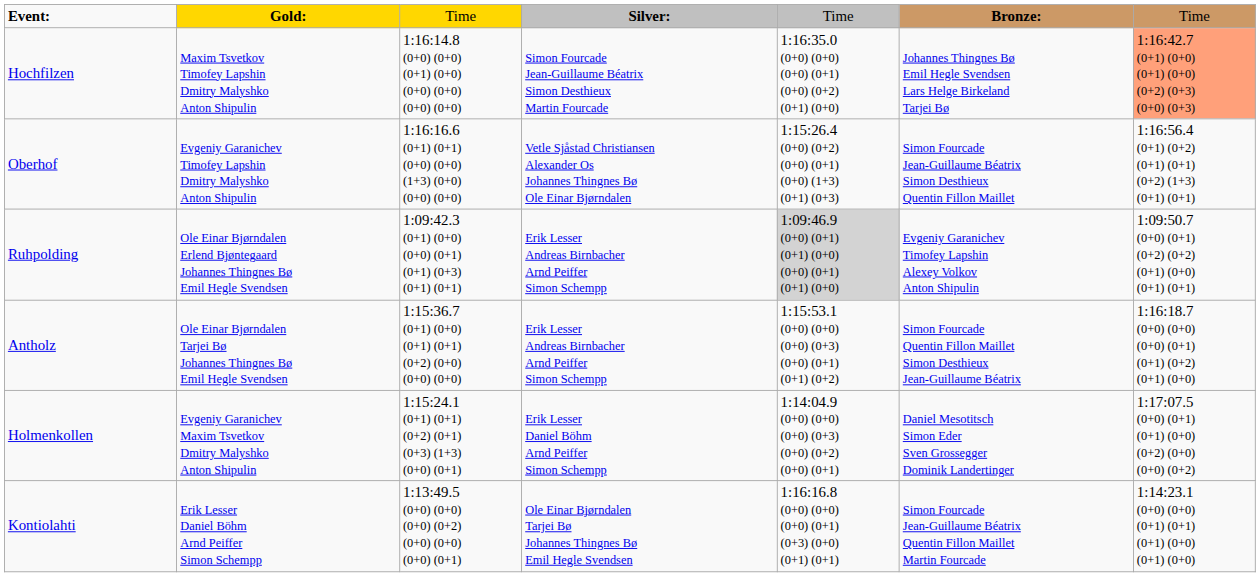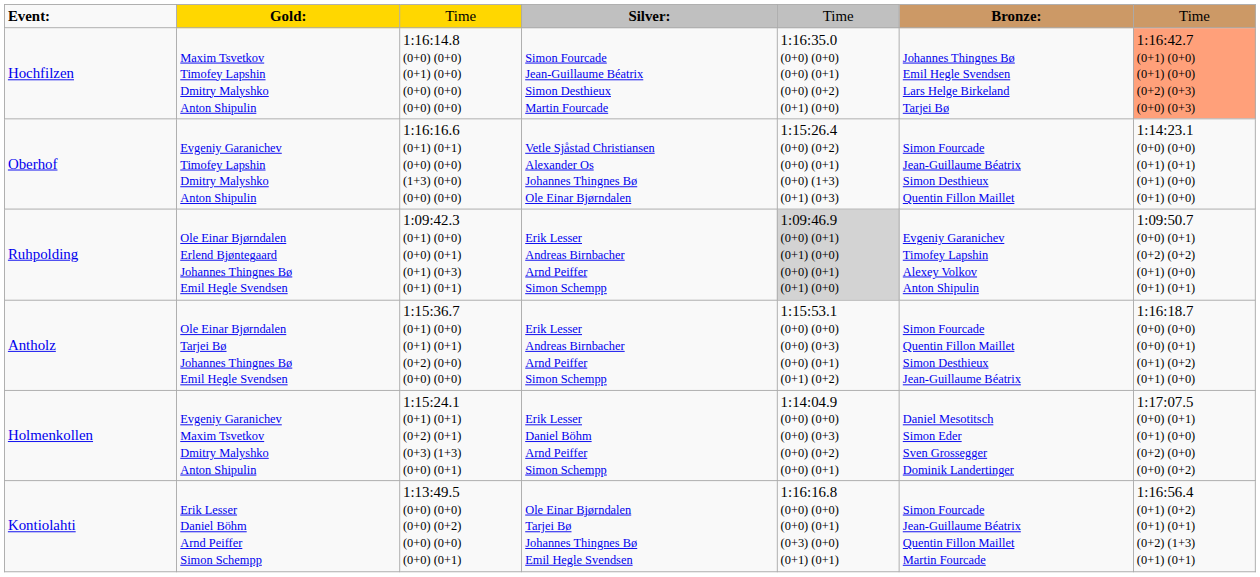(1166, 163) 1:16:56.4 (0+1) (0+2) (0+1) (0+1) (0+2) (1+3) (0+1) (0+1) -> (1166, 163) 1:14:23.1 (0+0) (0+0) (0+1) (0+1) (0+1) (0+0) (0+1) (0+0)
(1166, 526) 1:14:23.1 (0+0) (0+0) (0+1) (0+1) (0+1) (0+0) (0+1) (0+0) -> (1166, 526) 1:16:56.4 (0+1) (0+2) (0+1) (0+1) (0+2) (1+3) (0+1) (0+1)
